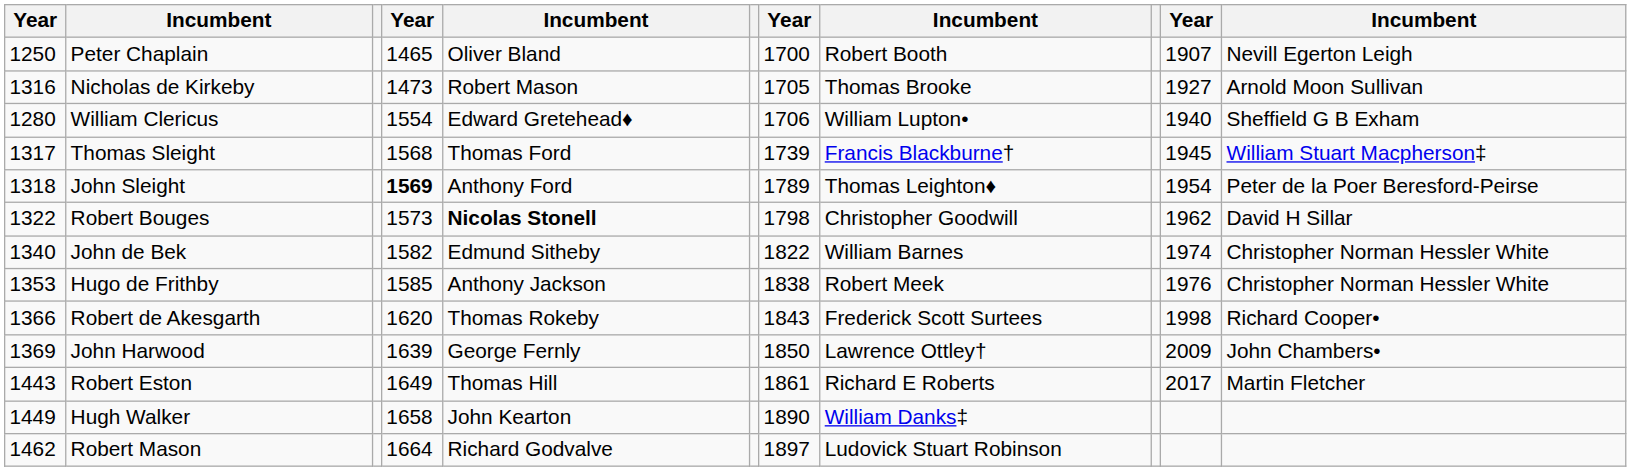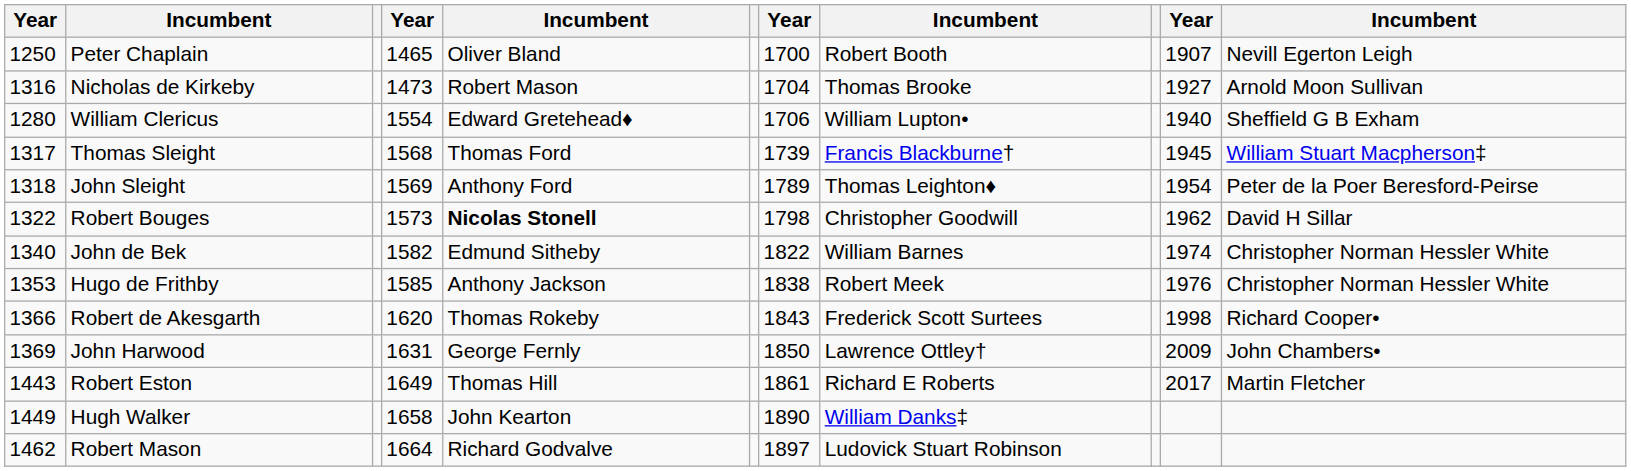(787, 86) 1705 -> (787, 86) 1704
(409, 185) bold -> (409, 185) normal
(409, 350) 1639 -> (409, 350) 1631
